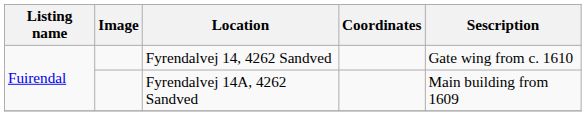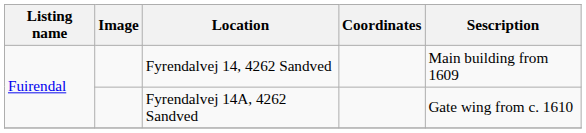(501, 57) Gate wing from c. 1610 -> (488, 66) Main building from 1609
(488, 90) Main building from 1609 -> (501, 107) Gate wing from c. 1610
